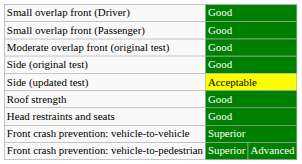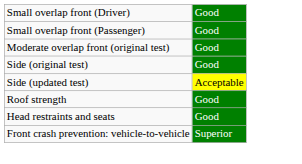- row: (105, 151)
